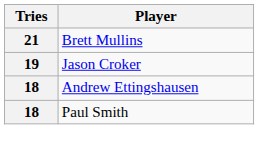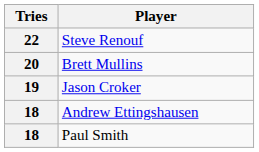+ row: (103, 40)
(31, 40) 21 -> (31, 64) 20
